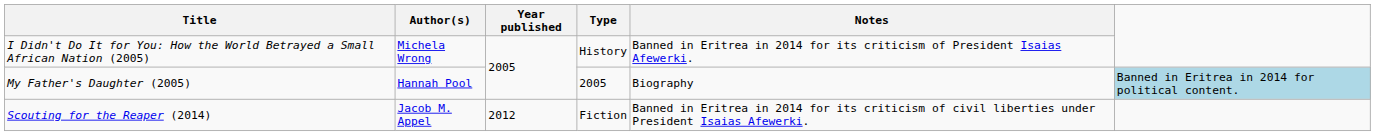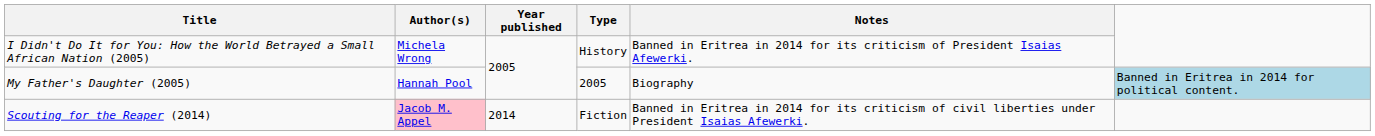(425, 115) no background -> (425, 115) pink background
(502, 115) 2012 -> (502, 115) 2014
